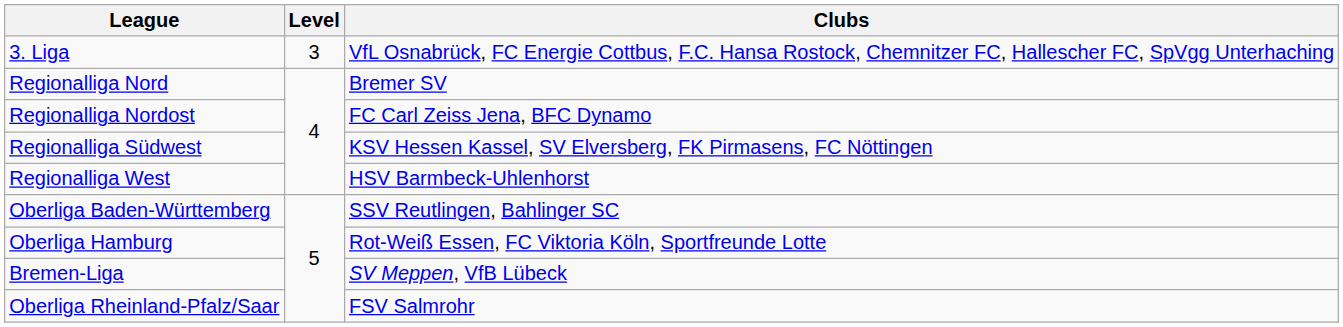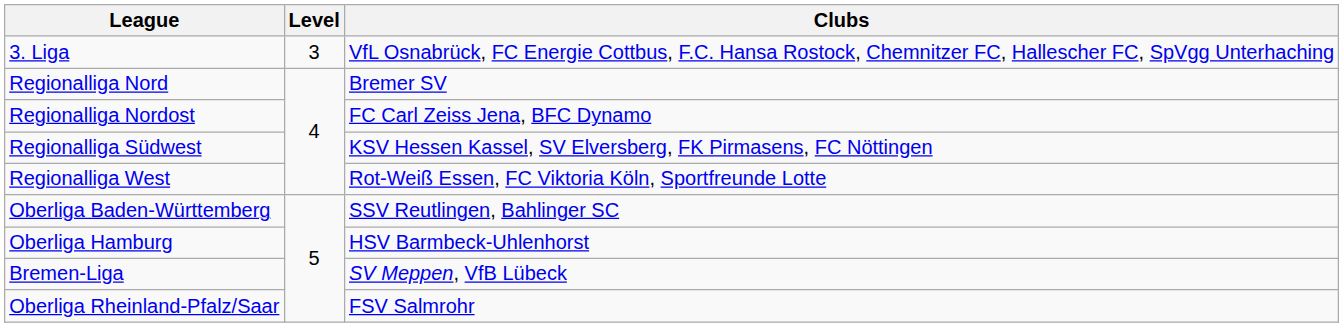(469, 178) HSV Barmbeck-Uhlenhorst -> (588, 178) Rot-Weiß Essen, FC Viktoria Köln, Sportfreunde Lotte
(588, 242) Rot-Weiß Essen, FC Viktoria Köln, Sportfreunde Lotte -> (469, 242) HSV Barmbeck-Uhlenhorst
